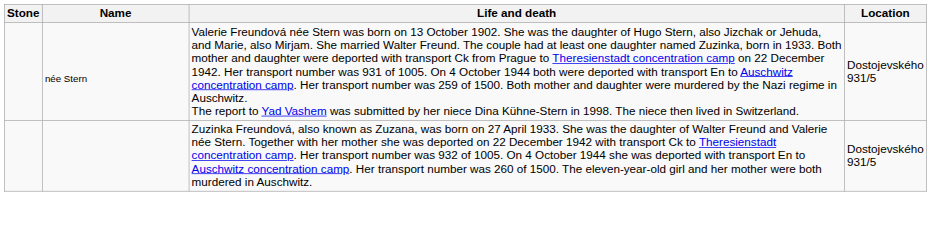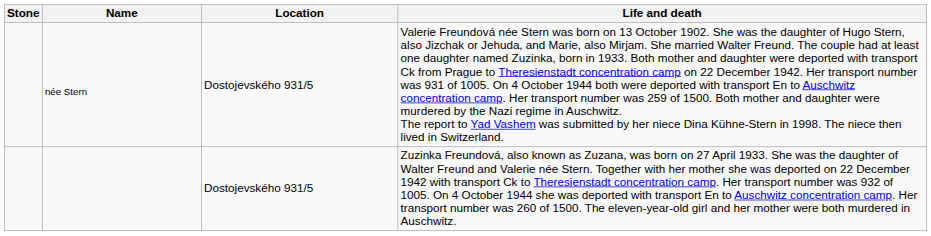columns swapped: (885, 13) <-> (517, 13)
